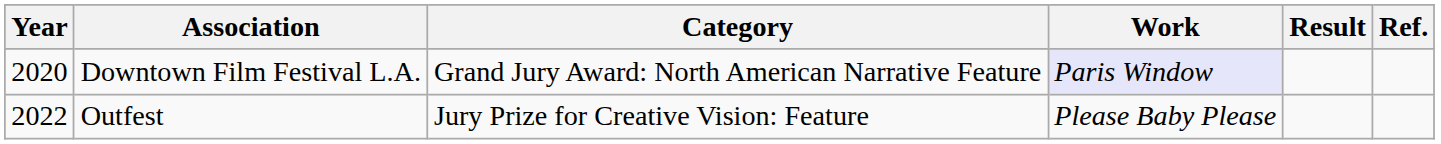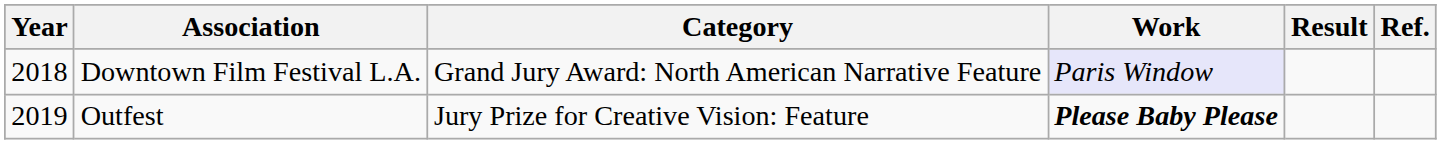(40, 71) 2020 -> (40, 71) 2018
(40, 116) 2022 -> (40, 116) 2019
(1165, 116) normal -> (1166, 116) bold
